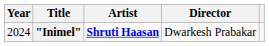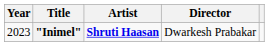(19, 32) 2024 -> (19, 32) 2023
